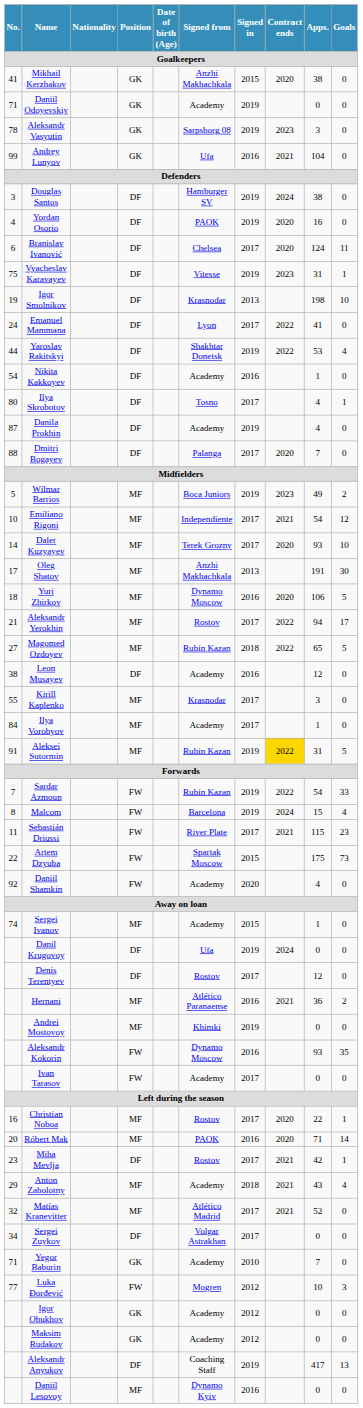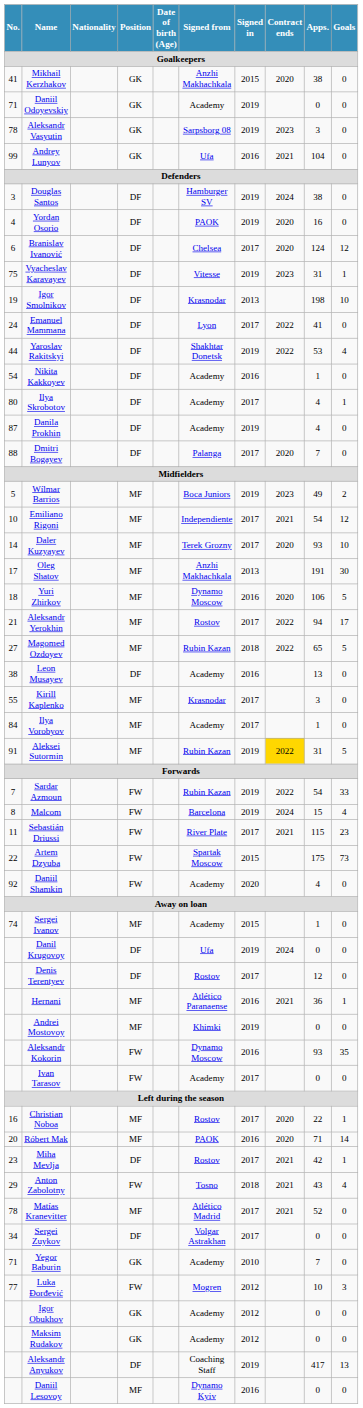(344, 248) 11 -> (344, 248) 12
(207, 402) Tosno -> (207, 402) Academy
(318, 674) 12 -> (318, 674) 13
(344, 1001) 2 -> (344, 1001) 1
(136, 1185) MF -> (136, 1185) FW
(207, 1185) Academy -> (207, 1185) Tosno
(13, 1211) 32 -> (13, 1211) 78
